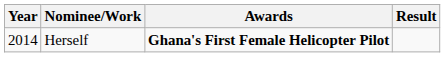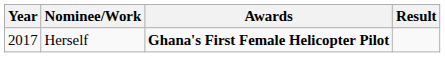(23, 39) 2014 -> (23, 39) 2017
